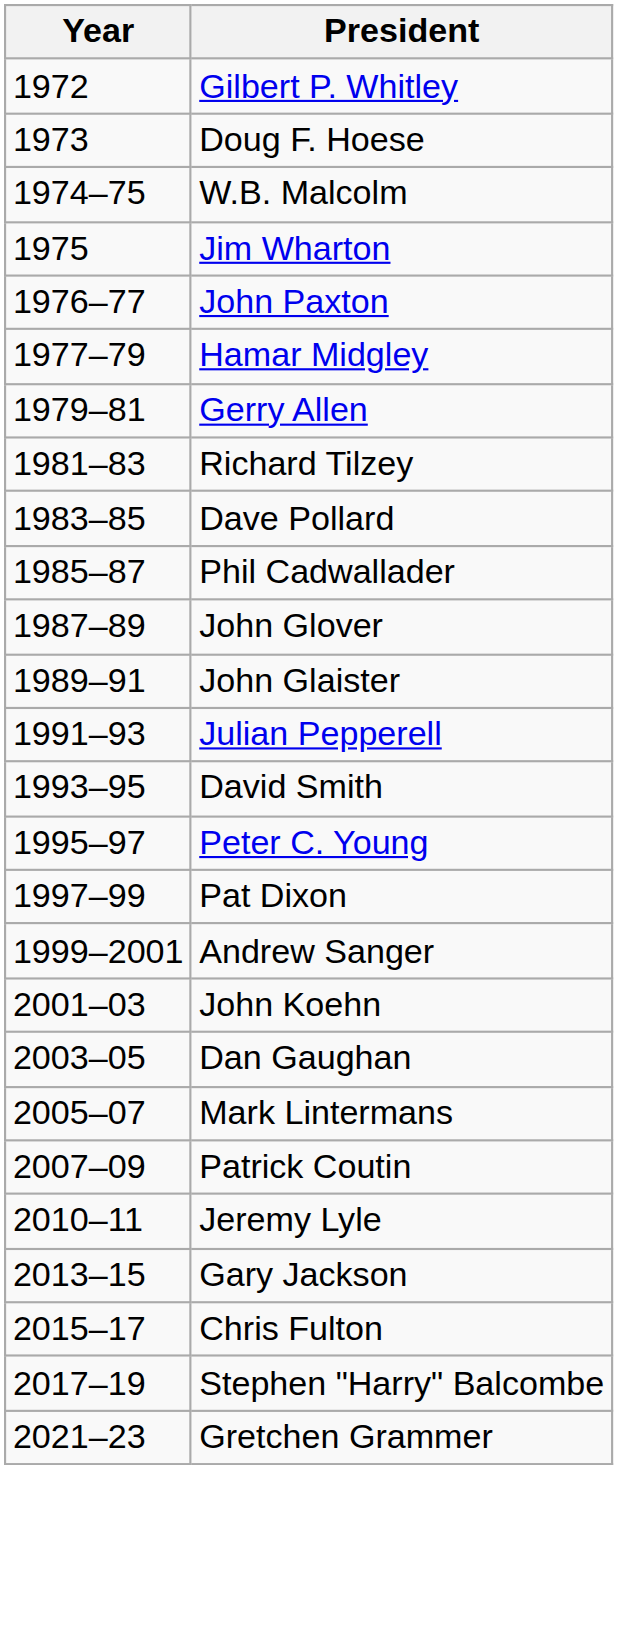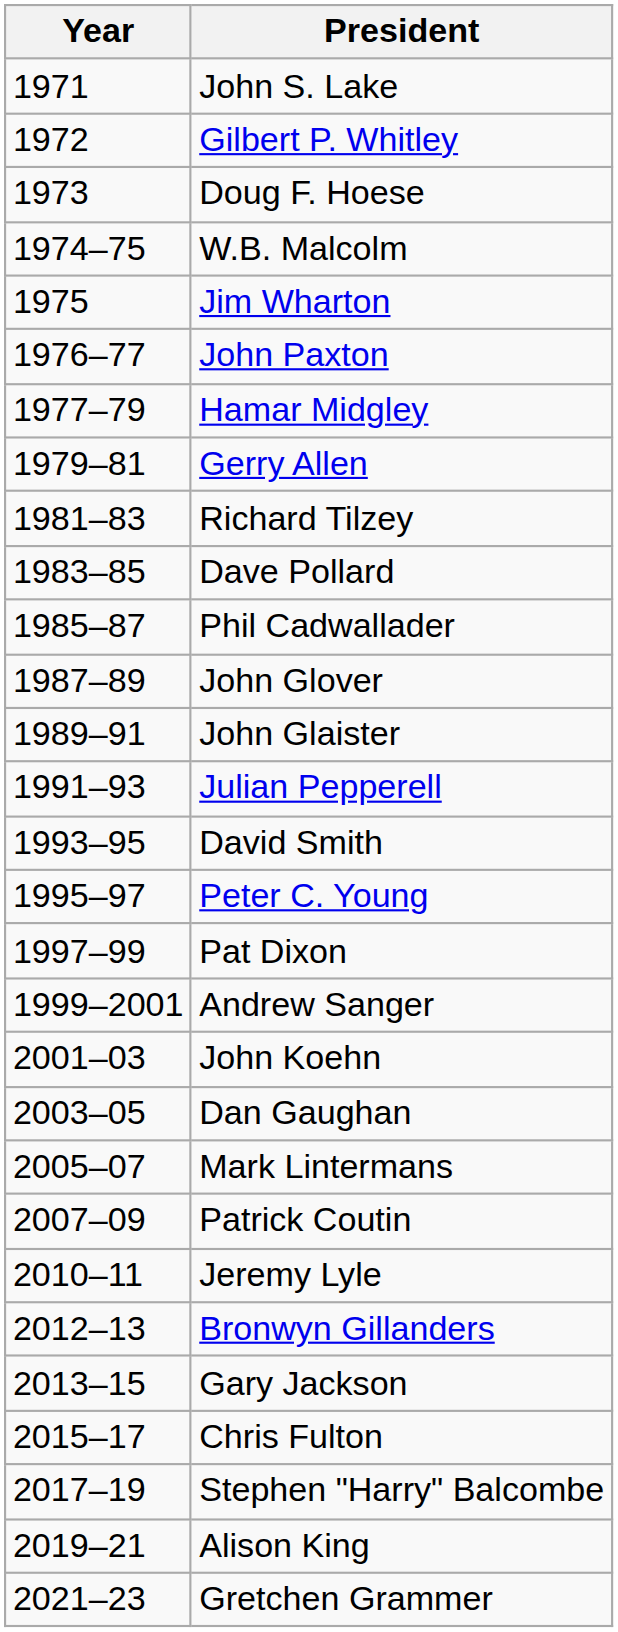+ row: (299, 85)
+ row: (347, 1328)
+ row: (284, 1544)
